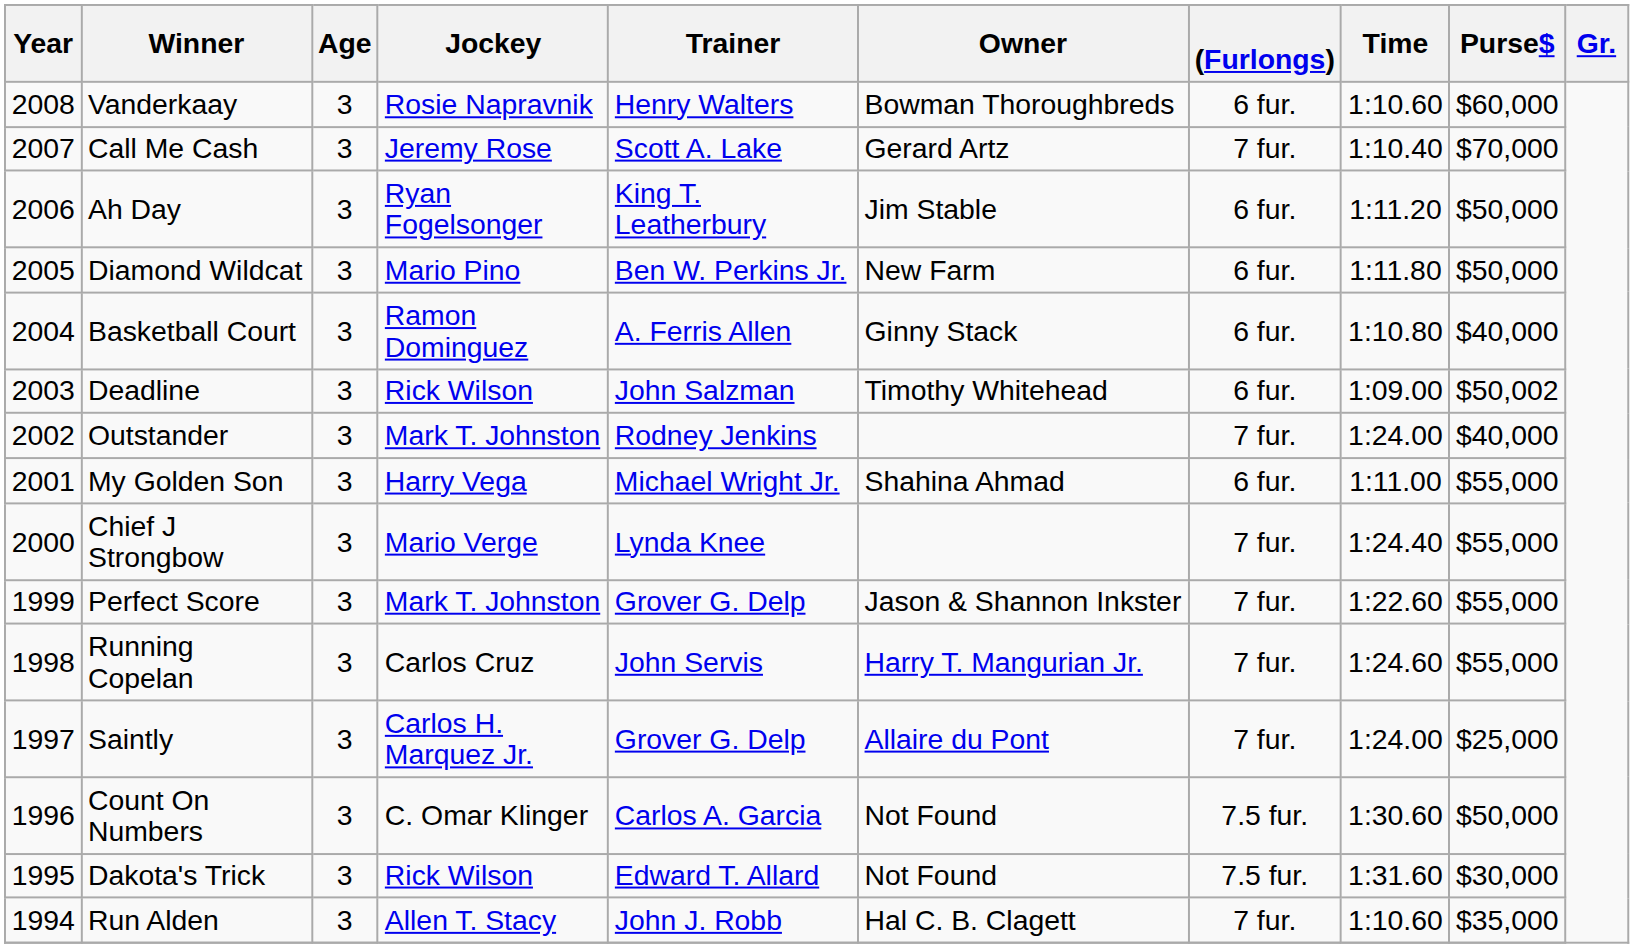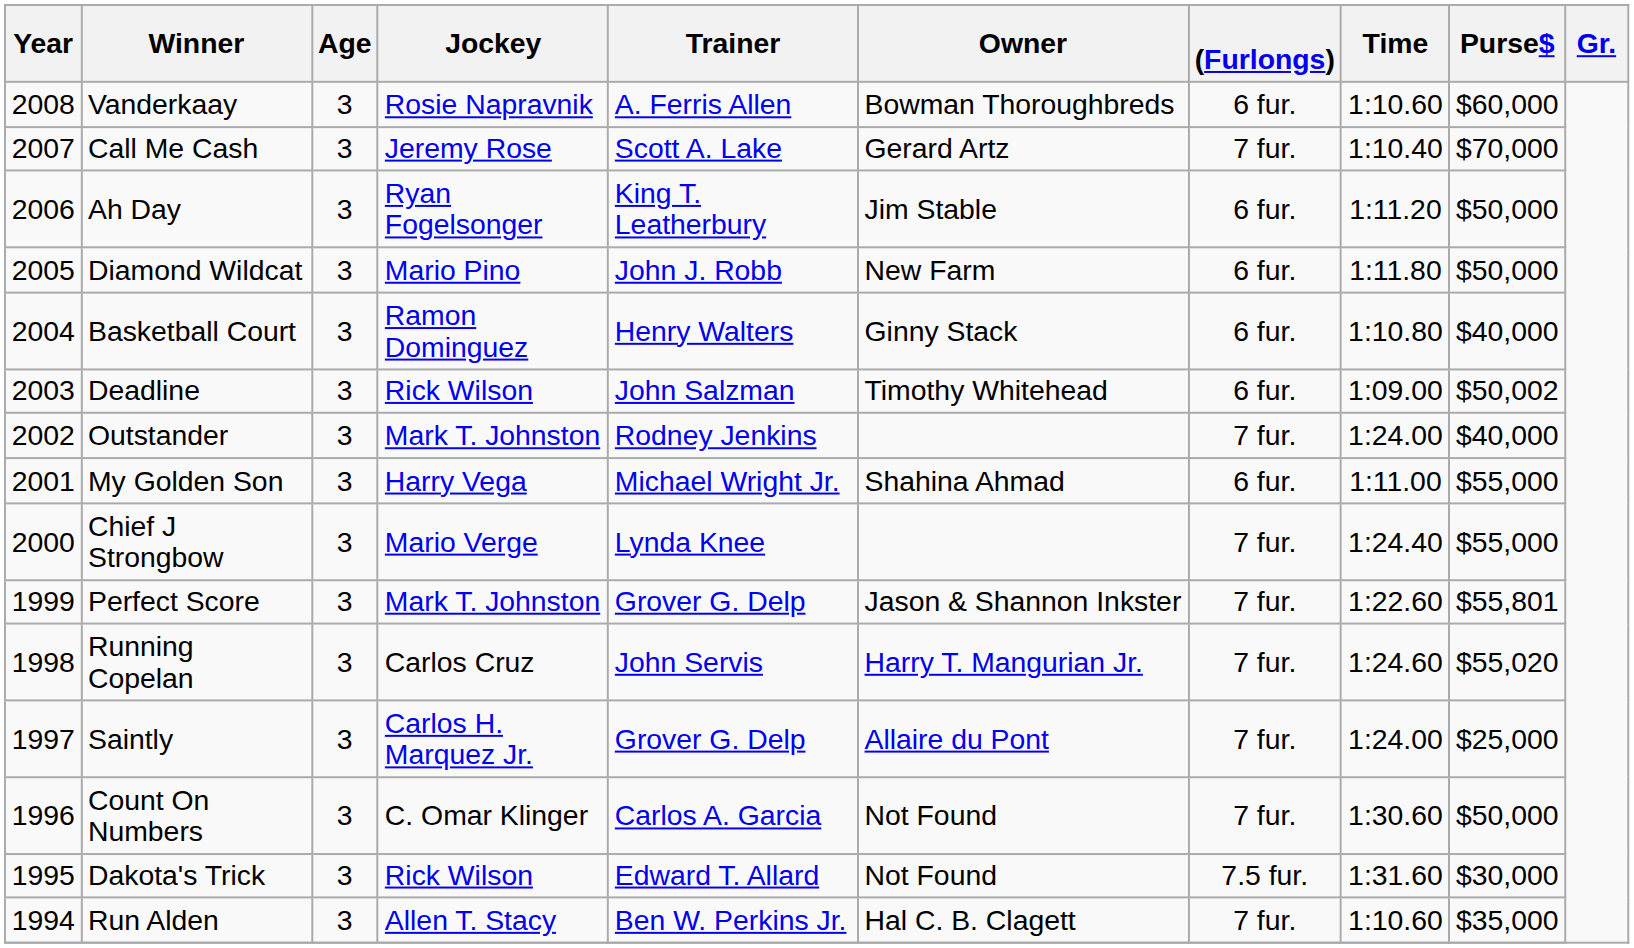(704, 104) Henry Walters -> (703, 104) A. Ferris Allen
(731, 270) Ben W. Perkins Jr. -> (698, 270) John J. Robb
(703, 331) A. Ferris Allen -> (704, 331) Henry Walters
(1507, 602) $55,000 -> (1507, 602) $55,801
(1507, 663) $55,000 -> (1507, 663) $55,020
(1265, 815) 7.5 fur. -> (1265, 815) 7 fur.
(698, 921) John J. Robb -> (731, 921) Ben W. Perkins Jr.
